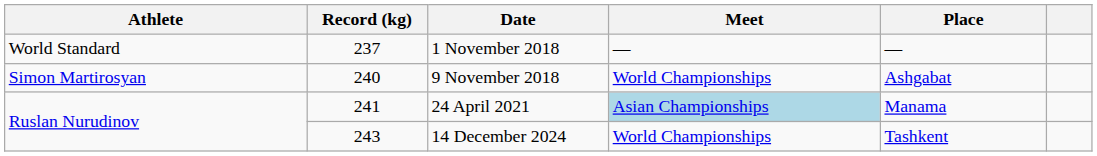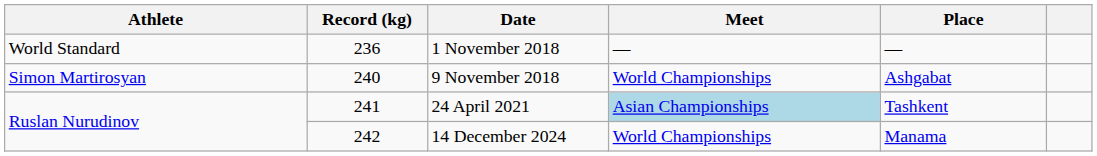(367, 48) 237 -> (367, 48) 236
(915, 107) Manama -> (916, 107) Tashkent
(367, 136) 243 -> (367, 136) 242
(916, 136) Tashkent -> (915, 136) Manama
